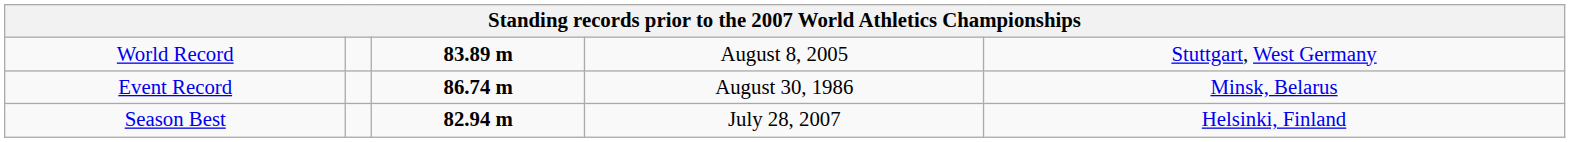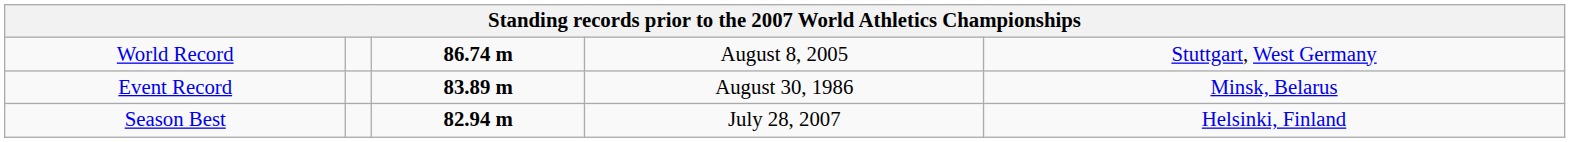(478, 53) 83.89 m -> (478, 53) 86.74 m
(478, 86) 86.74 m -> (478, 86) 83.89 m
